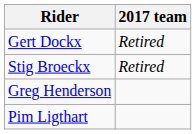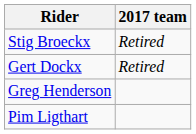rows swapped: (49, 66) <-> (45, 41)
